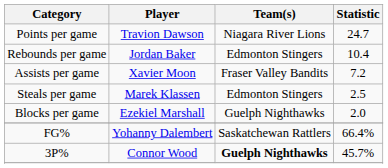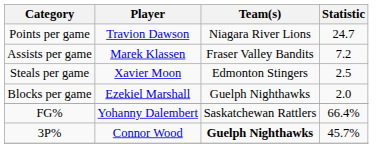- row: (57, 53)
(162, 73) Xavier Moon -> (148, 53) Marek Klassen
(162, 93) Marek Klassen -> (148, 73) Xavier Moon
